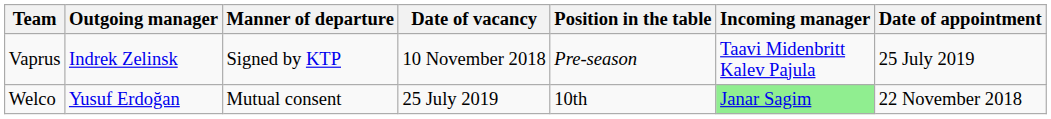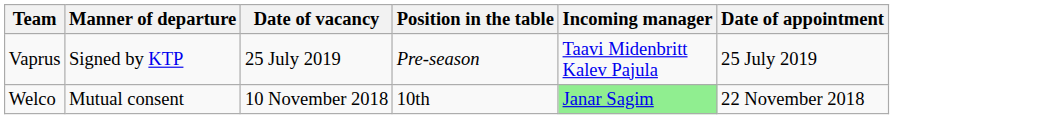- column: (143, 19)
(474, 59) 10 November 2018 -> (293, 59) 25 July 2019
(450, 98) 25 July 2019 -> (317, 98) 10 November 2018
